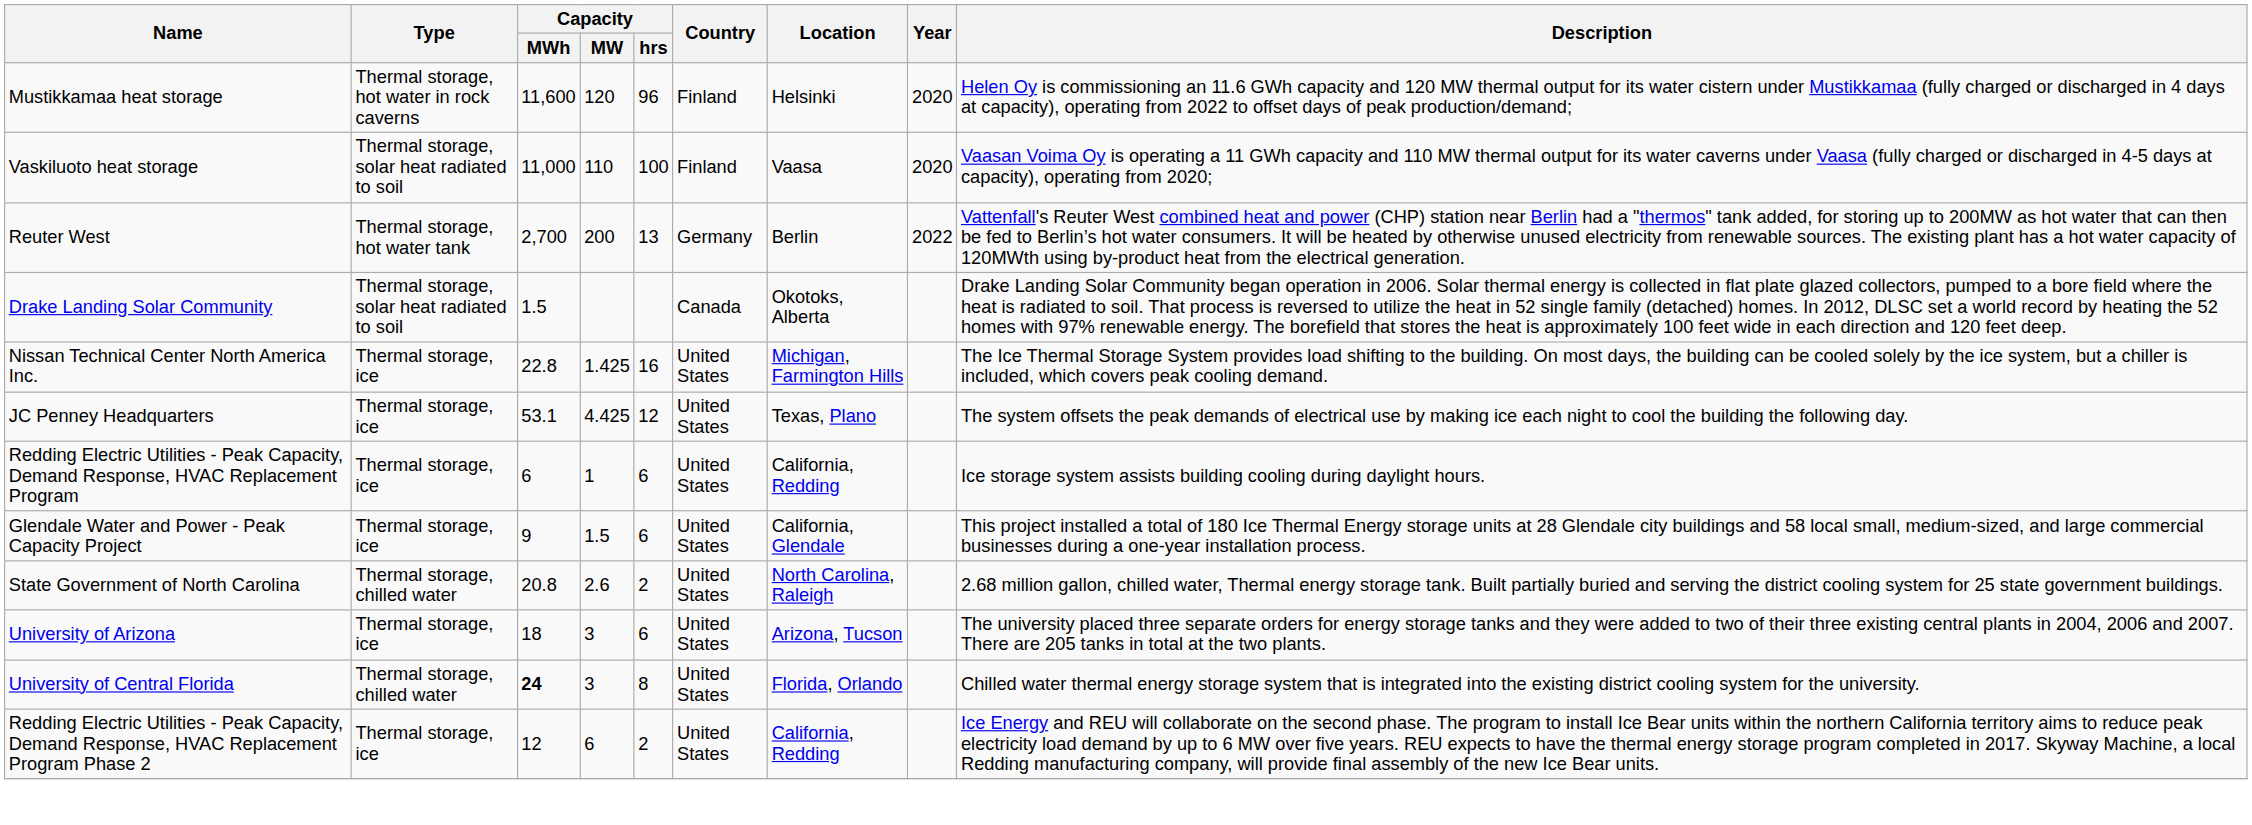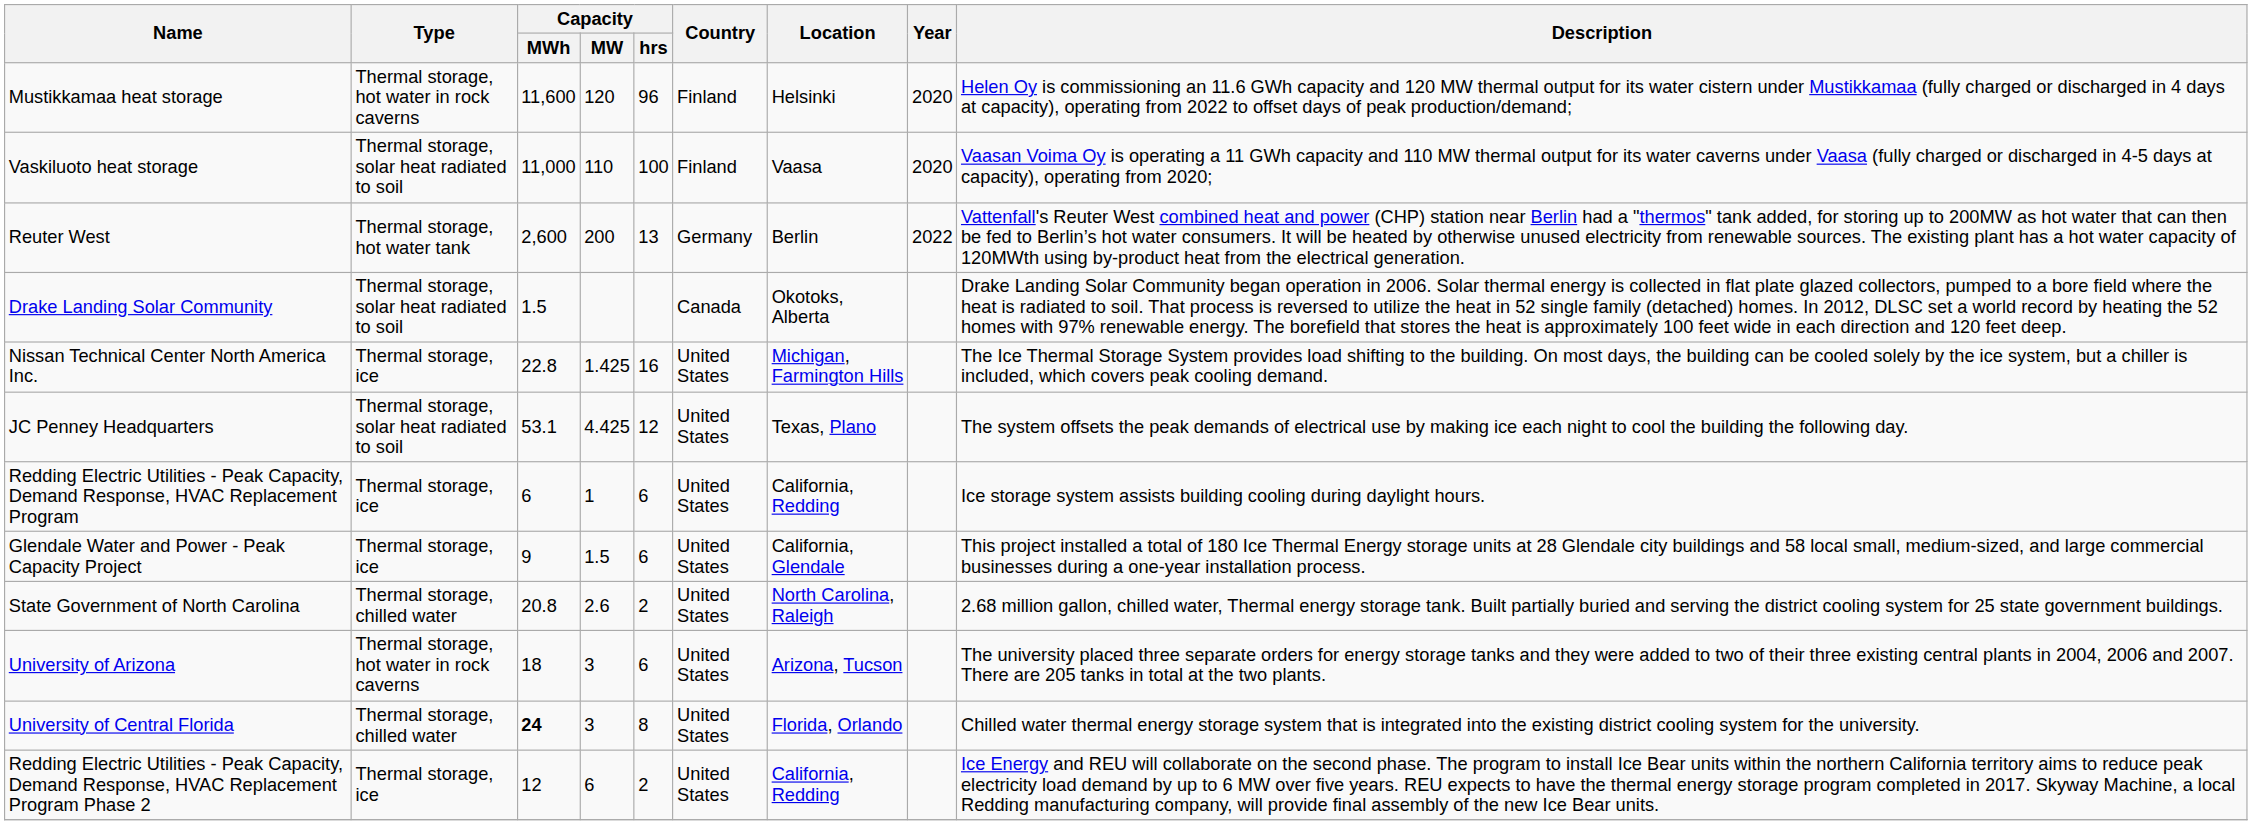(544, 237) 2,700 -> (544, 237) 2,600
(424, 416) Thermal storage, ice -> (431, 426) Thermal storage, solar heat radiated to soil
(424, 634) Thermal storage, ice -> (424, 665) Thermal storage, hot water in rock caverns
